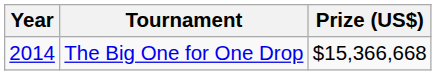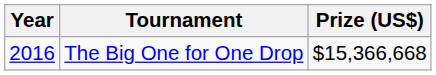(32, 53) 2014 -> (32, 53) 2016
